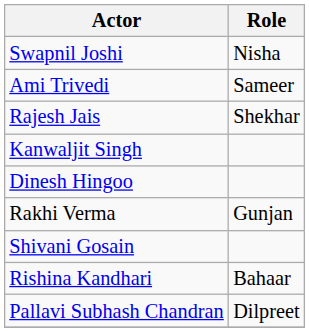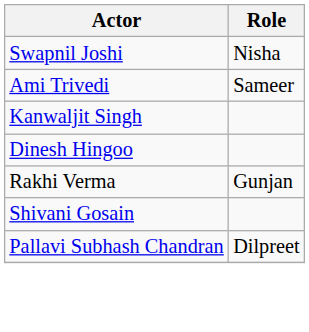- row: (55, 117)
- row: (81, 278)
